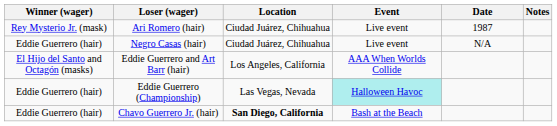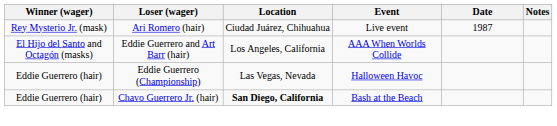- row: (168, 43)
(387, 92) paleturquoise background -> (387, 76) no background
